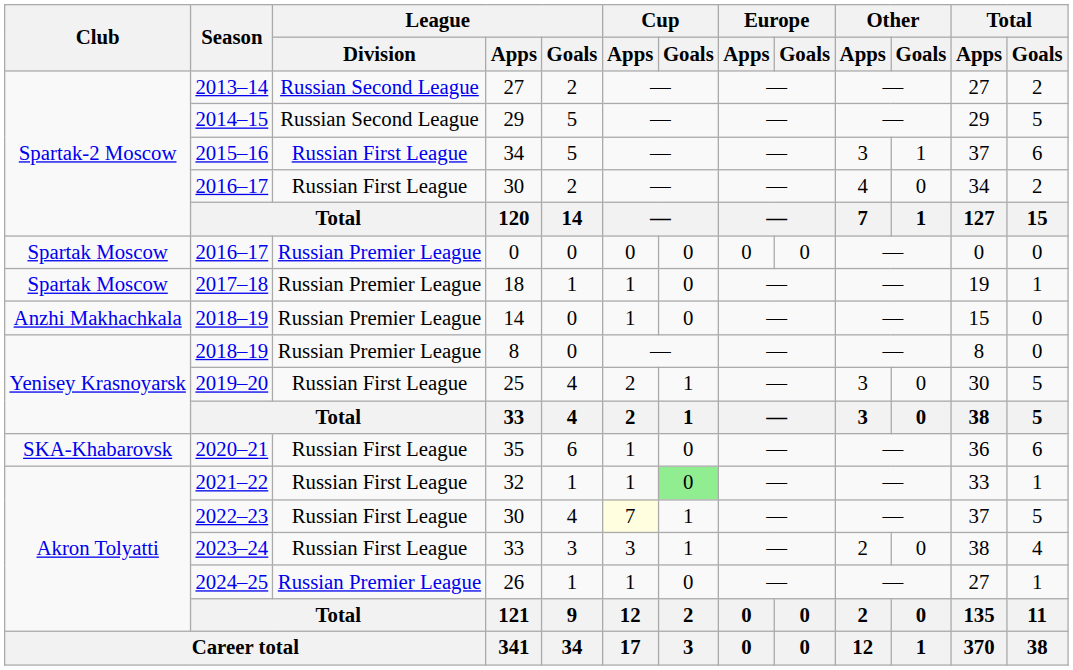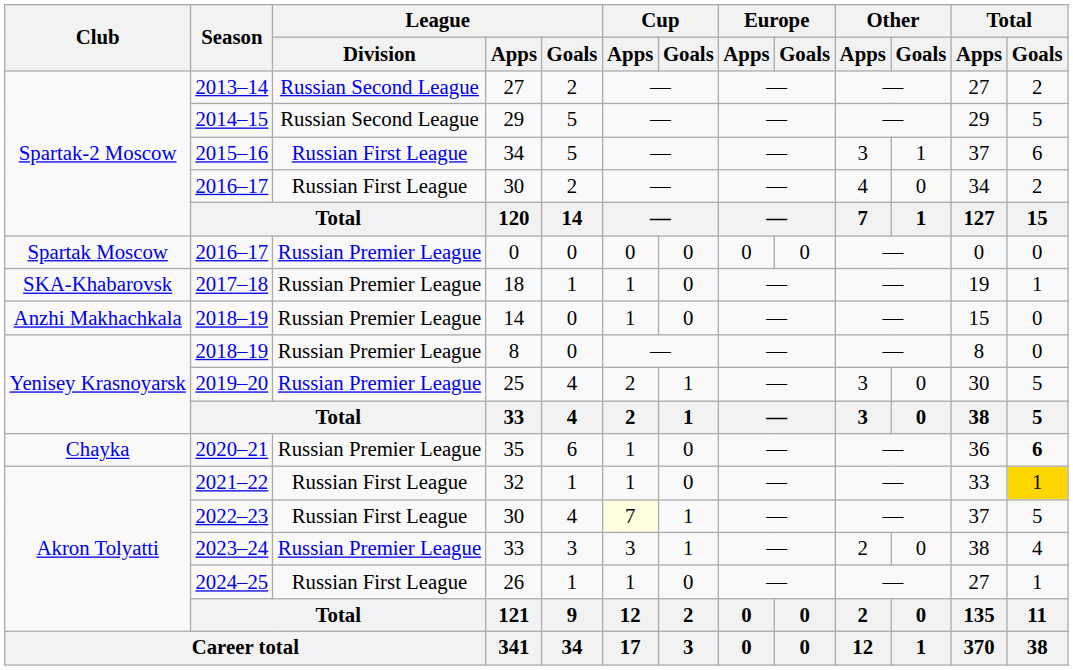(98, 284) Spartak Moscow -> (98, 284) SKA-Khabarovsk
(379, 383) Russian First League -> (379, 383) Russian Premier League
(98, 449) SKA-Khabarovsk -> (98, 449) Chayka
(379, 449) Russian First League -> (379, 449) Russian Premier League
(1037, 449) normal -> (1037, 449) bold
(688, 482) lightgreen background -> (688, 482) no background
(1037, 482) no background -> (1037, 482) gold background
(379, 548) Russian First League -> (379, 548) Russian Premier League
(379, 581) Russian Premier League -> (379, 581) Russian First League
